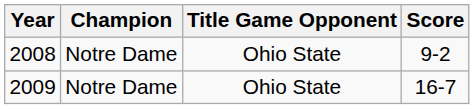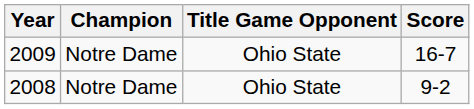rows swapped: (33, 86) <-> (33, 53)
